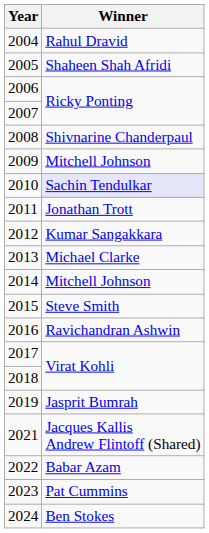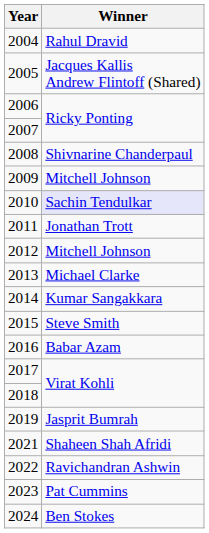(108, 64) Shaheen Shah Afridi -> (123, 73) Jacques Kallis Andrew Flintoff (Shared)
(104, 233) Kumar Sangakkara -> (98, 250) Mitchell Johnson
(98, 281) Mitchell Johnson -> (104, 298) Kumar Sangakkara
(113, 329) Ravichandran Ashwin -> (83, 347) Babar Azam
(123, 434) Jacques Kallis Andrew Flintoff (Shared) -> (108, 443) Shaheen Shah Afridi
(83, 467) Babar Azam -> (113, 467) Ravichandran Ashwin
